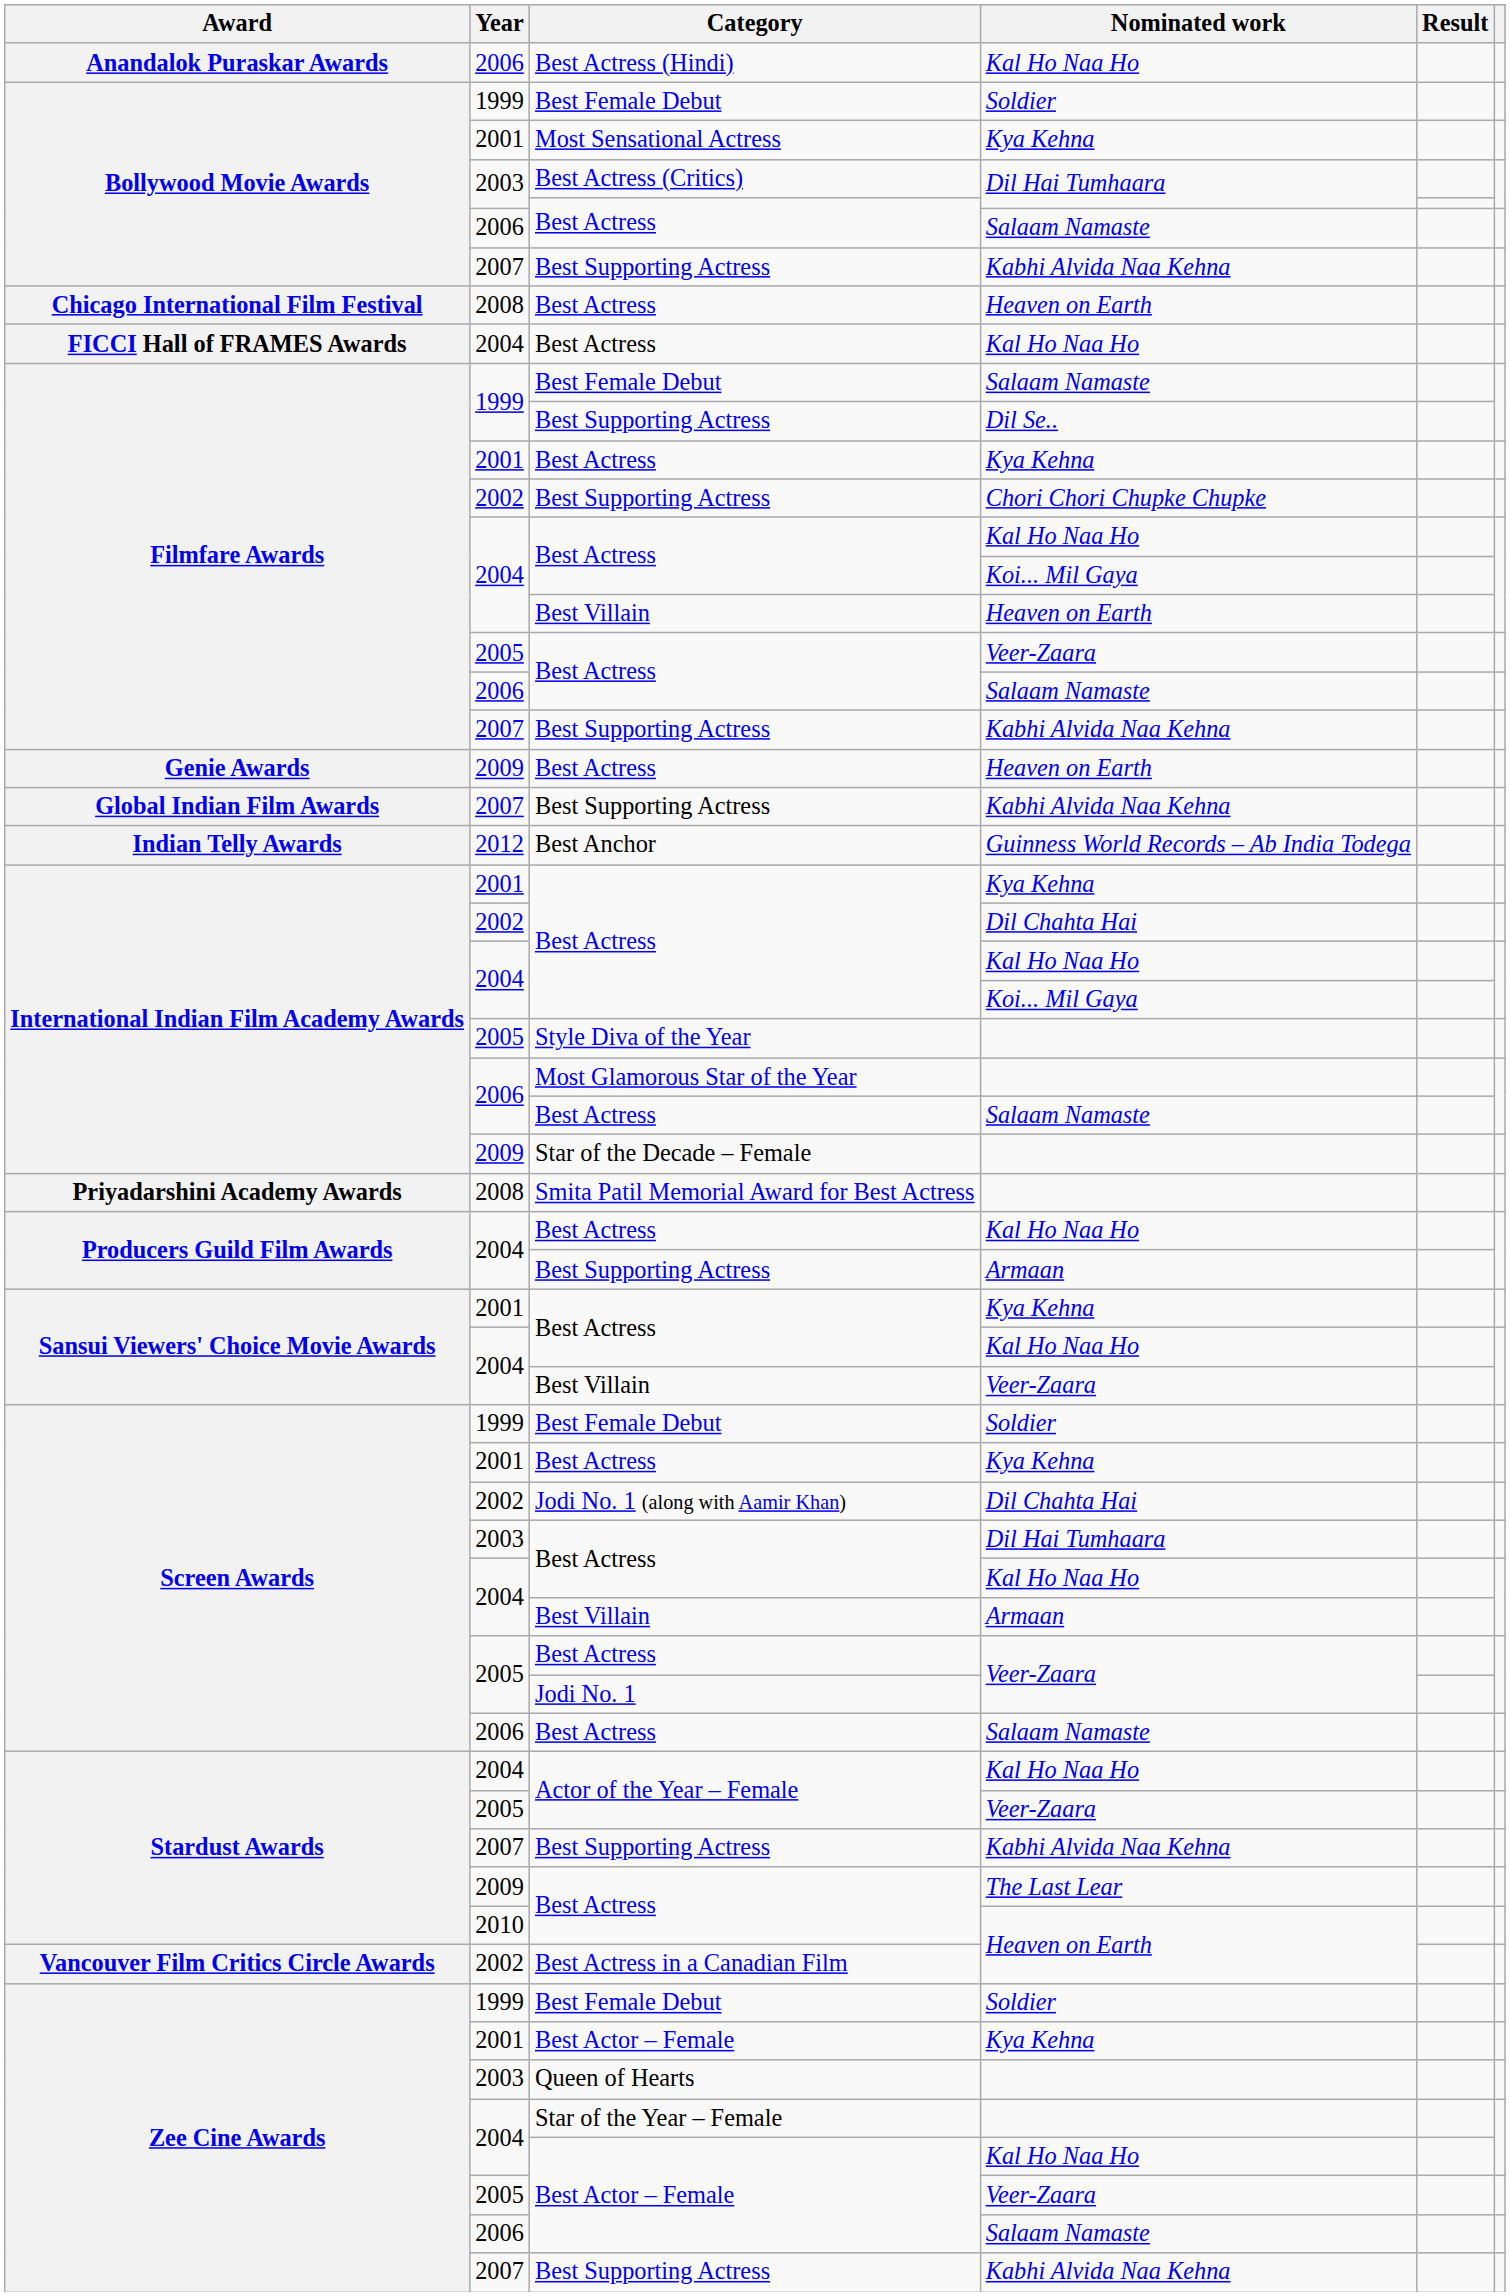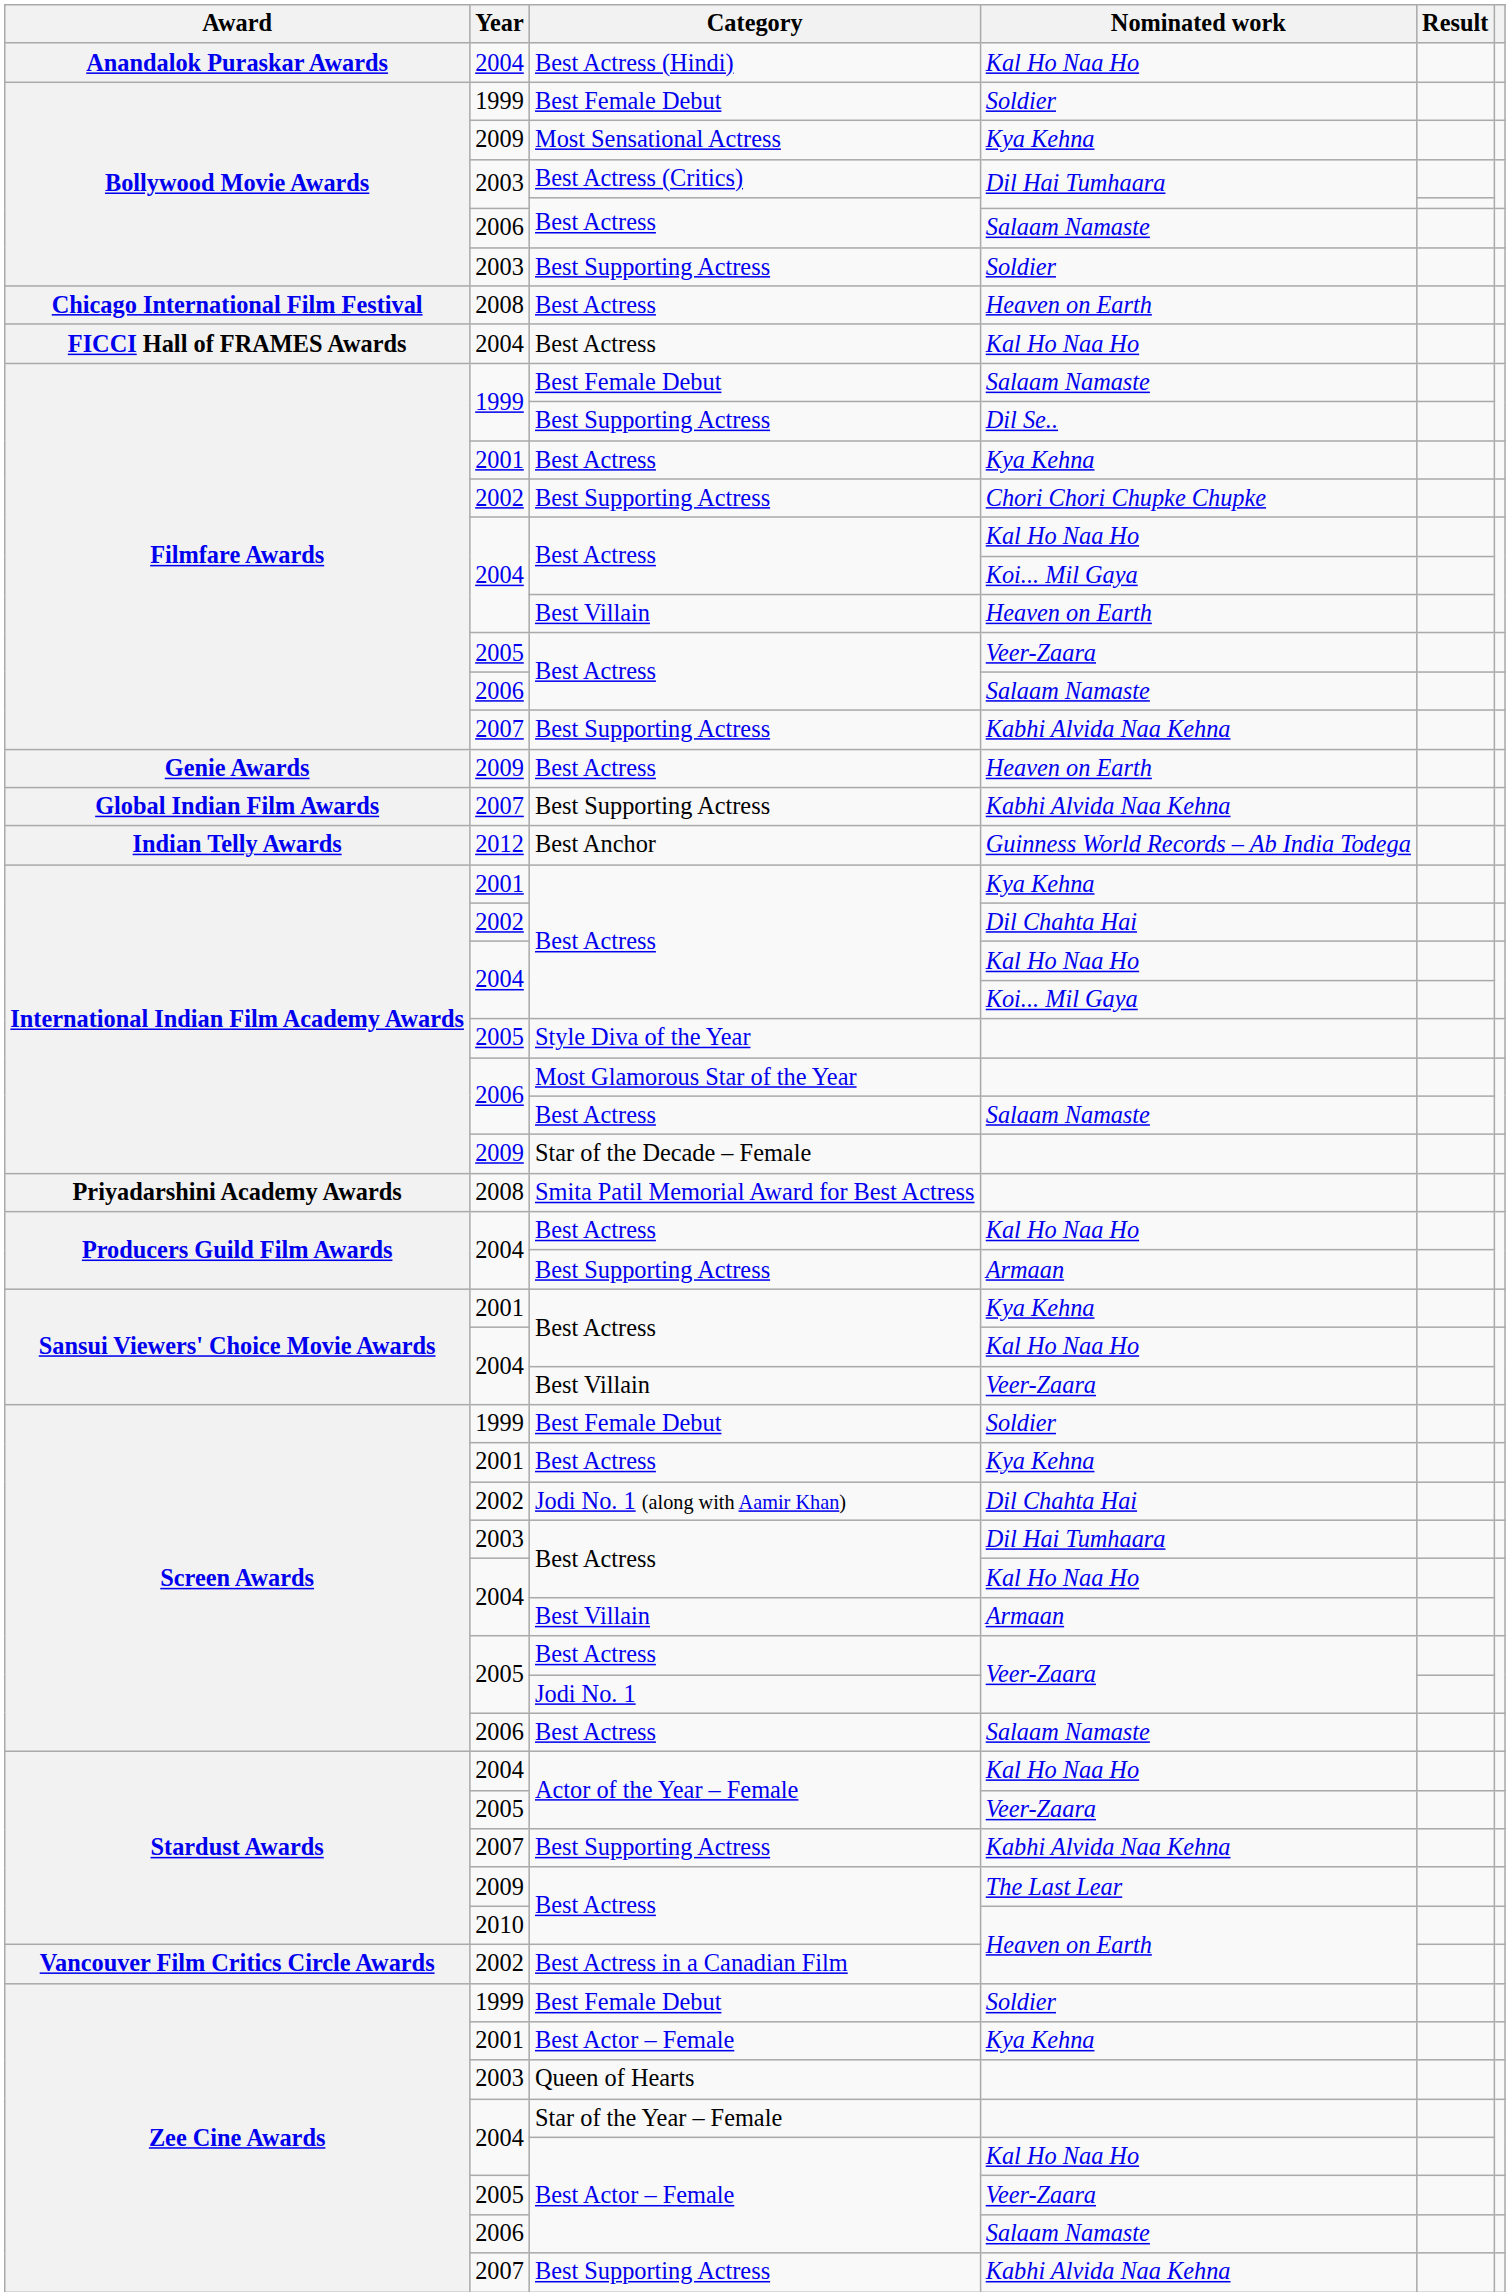(499, 62) 2006 -> (499, 62) 2004
(499, 139) 2001 -> (499, 139) 2009
(499, 266) 2007 -> (499, 266) 2003
(1108, 266) Kabhi Alvida Naa Kehna -> (1021, 266) Soldier
